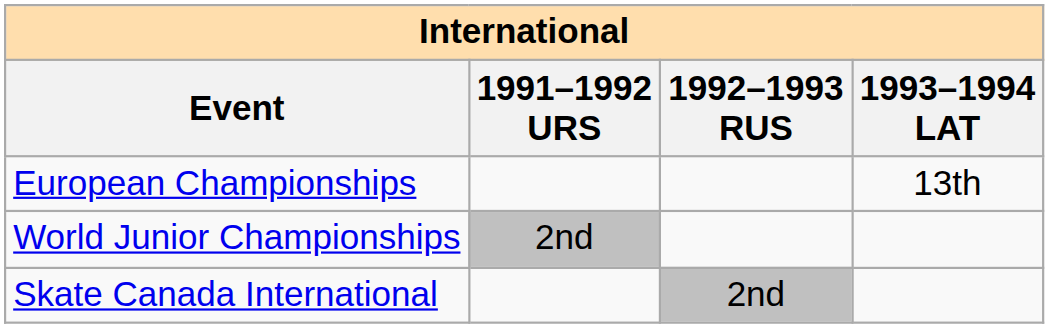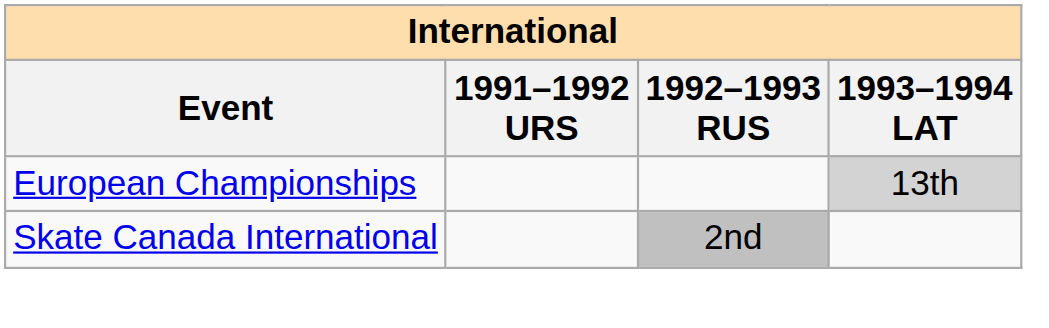(947, 182) no background -> (925, 182) lightgrey background
- row: (237, 238)
